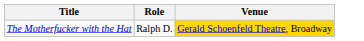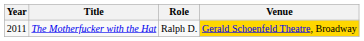+ column: (17, 12)
